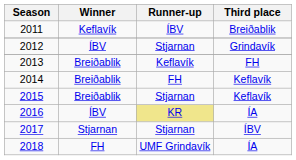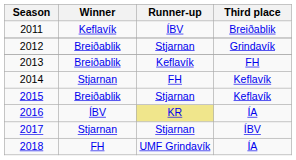(97, 46) ÍBV -> (97, 46) Breiðablik
(97, 79) Breiðablik -> (97, 79) Stjarnan
